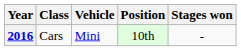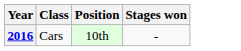- column: (95, 14)
